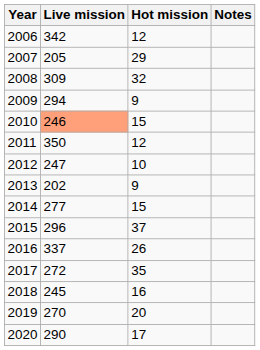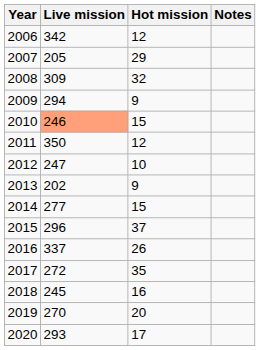(55, 334) 290 -> (55, 334) 293
